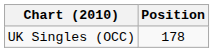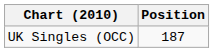(173, 37) 178 -> (173, 37) 187
